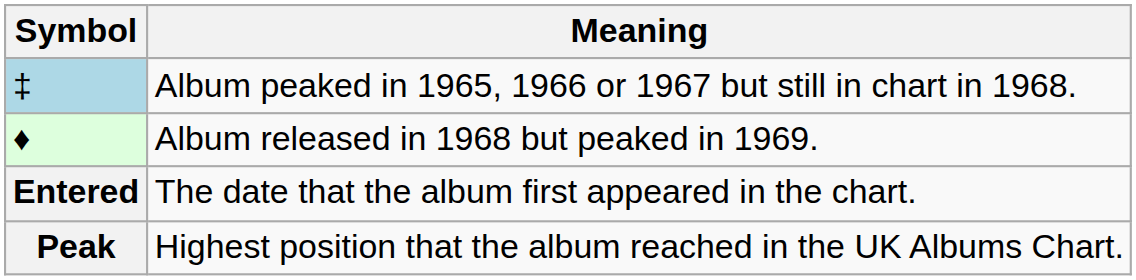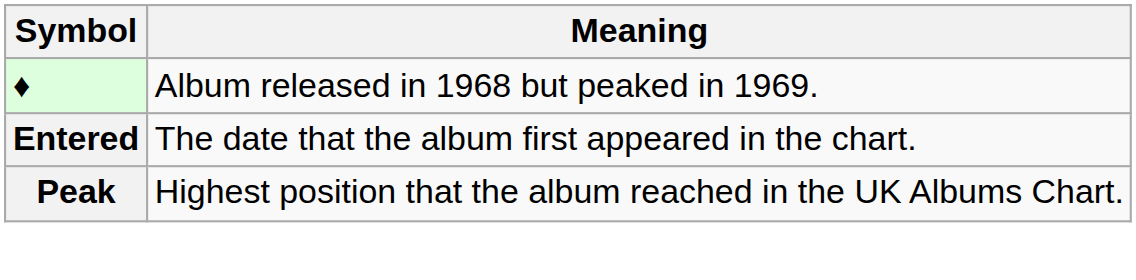- row: (22, 85)
